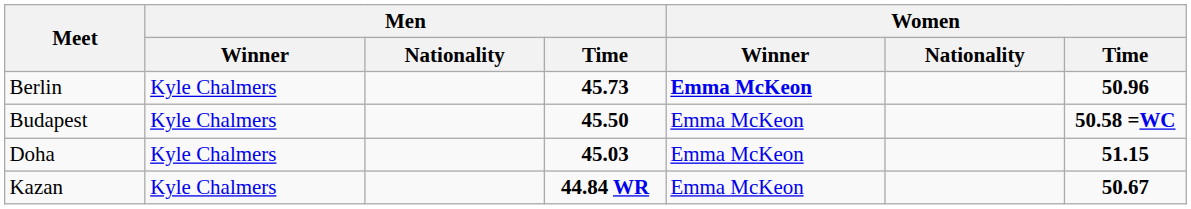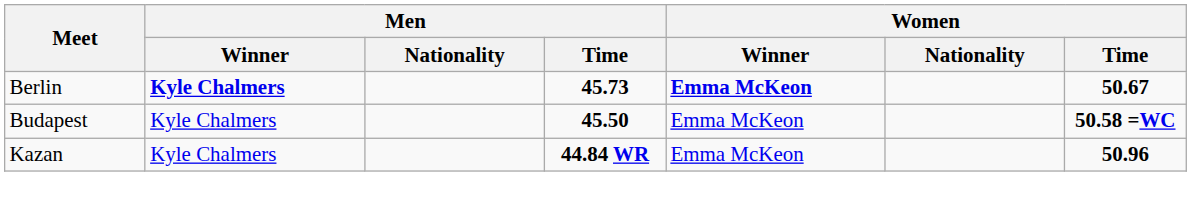(213, 87) normal -> (217, 87) bold
(1125, 87) 50.96 -> (1125, 87) 50.67
- row: (32, 154)
(1125, 187) 50.67 -> (1125, 154) 50.96
